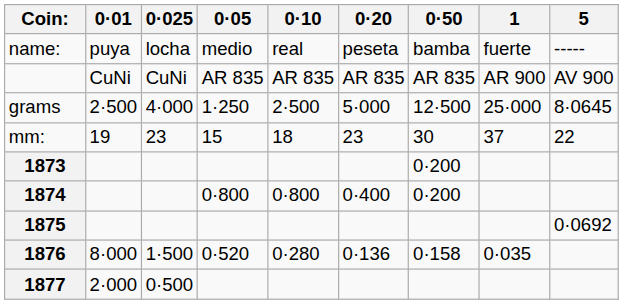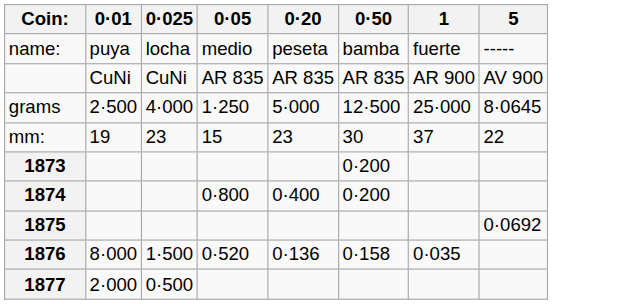- column: (303, 19)
